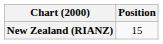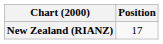(137, 30) 15 -> (137, 30) 17
